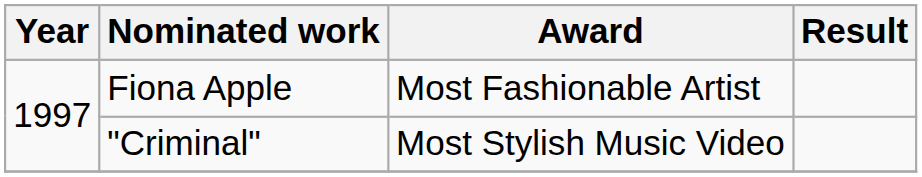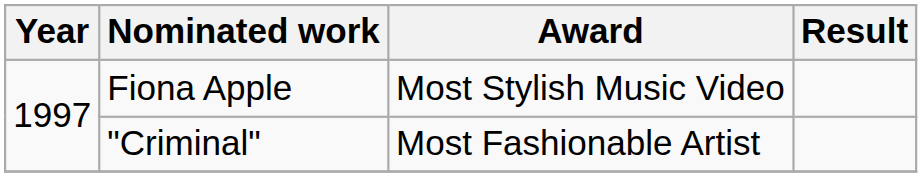(578, 87) Most Fashionable Artist -> (590, 87) Most Stylish Music Video
(590, 143) Most Stylish Music Video -> (578, 143) Most Fashionable Artist
